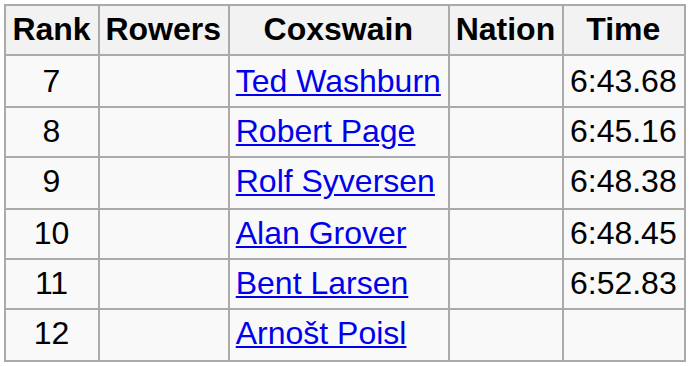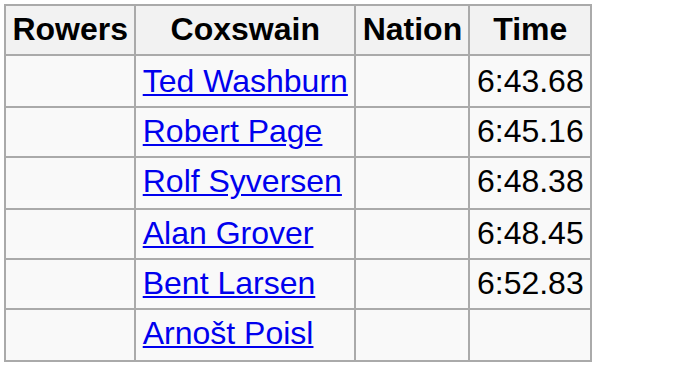- column: (52, 29)
